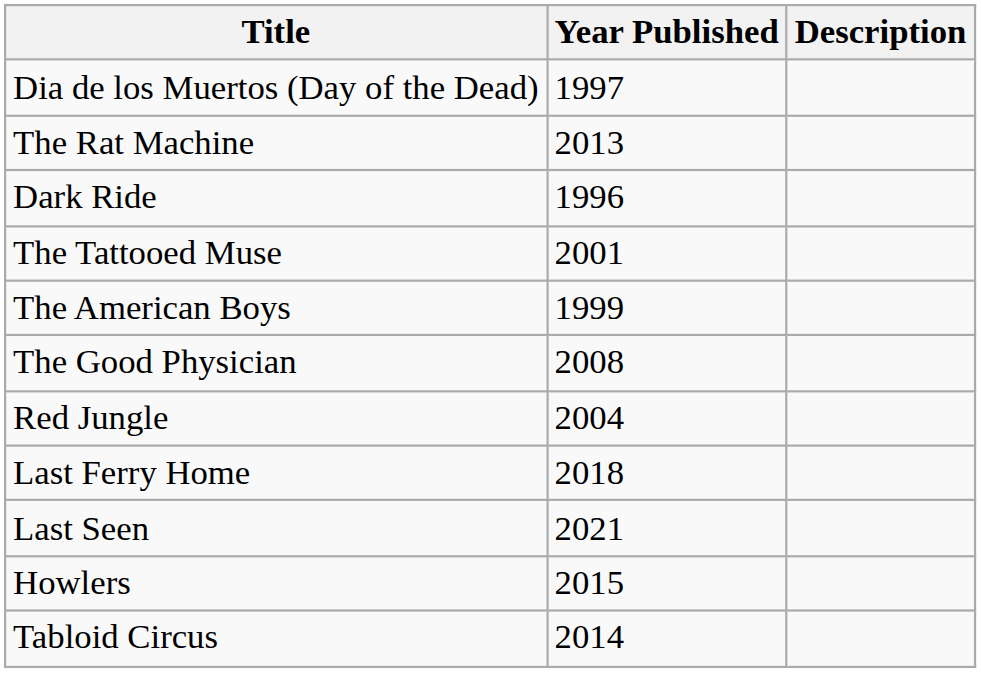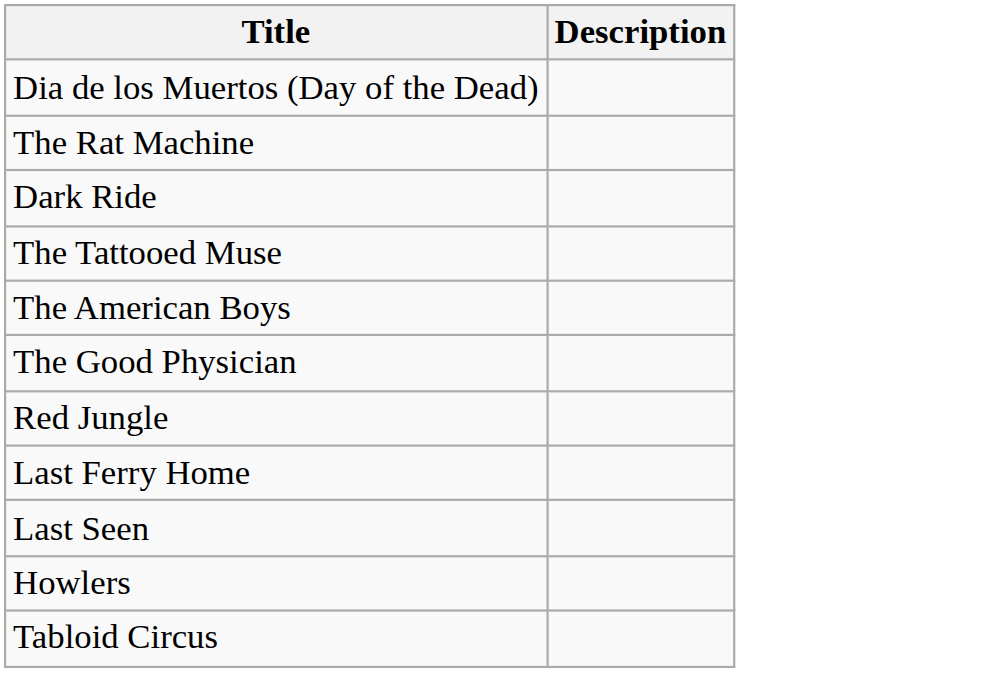- column: (667, 32)
